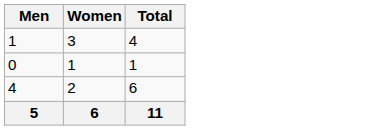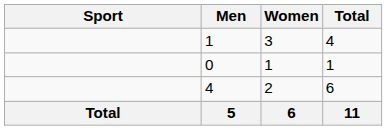+ column: (103, 16)
